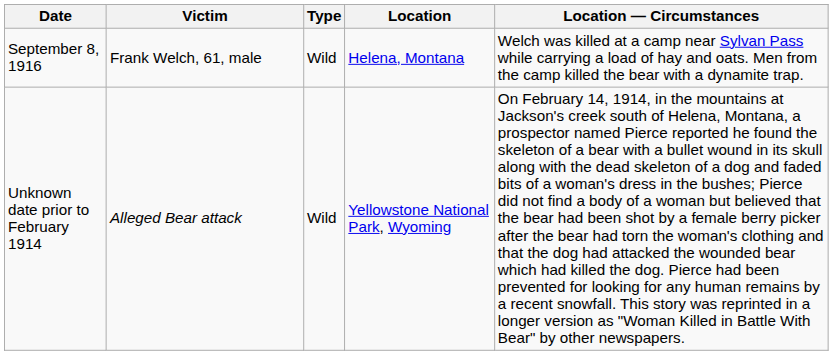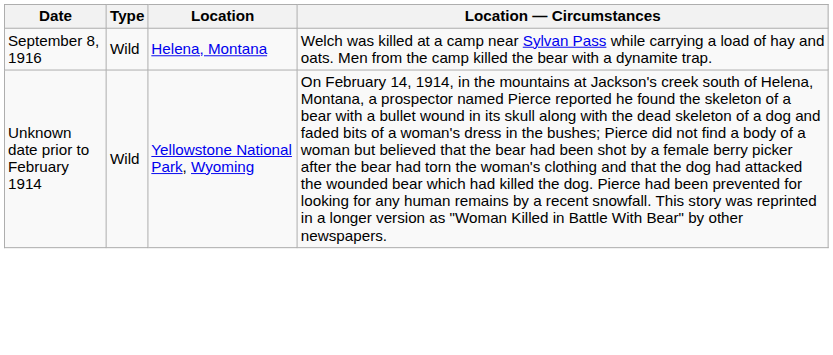- column: (205, 16)
